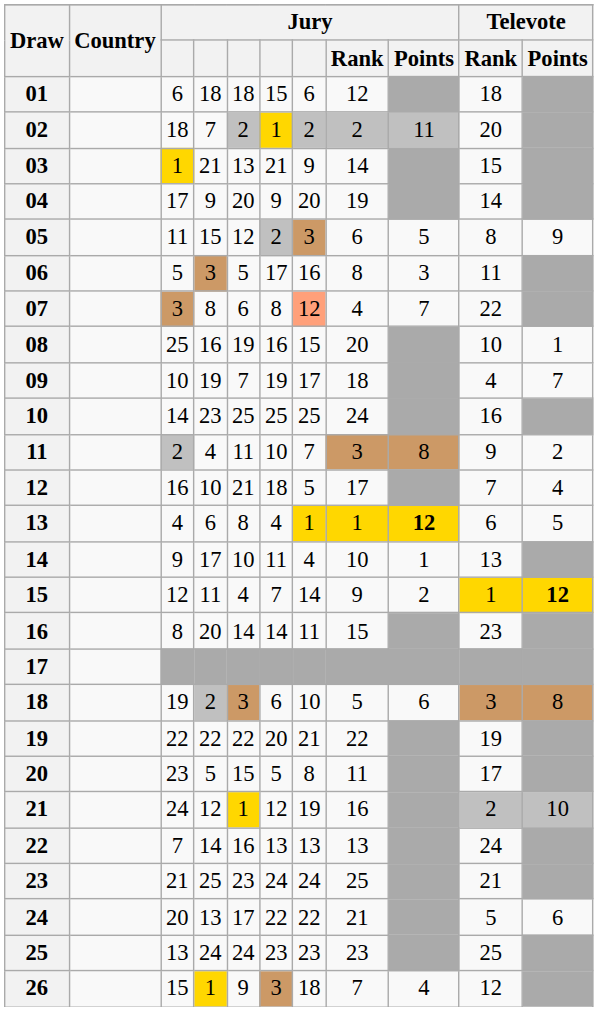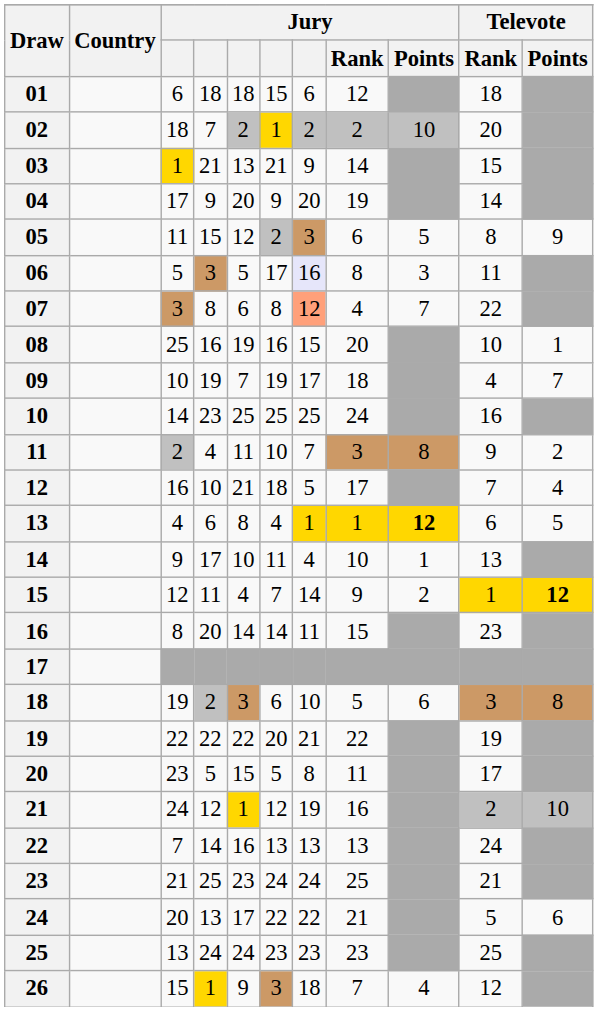(424, 129) 11 -> (424, 129) 10
(309, 272) no background -> (309, 272) lavender background
